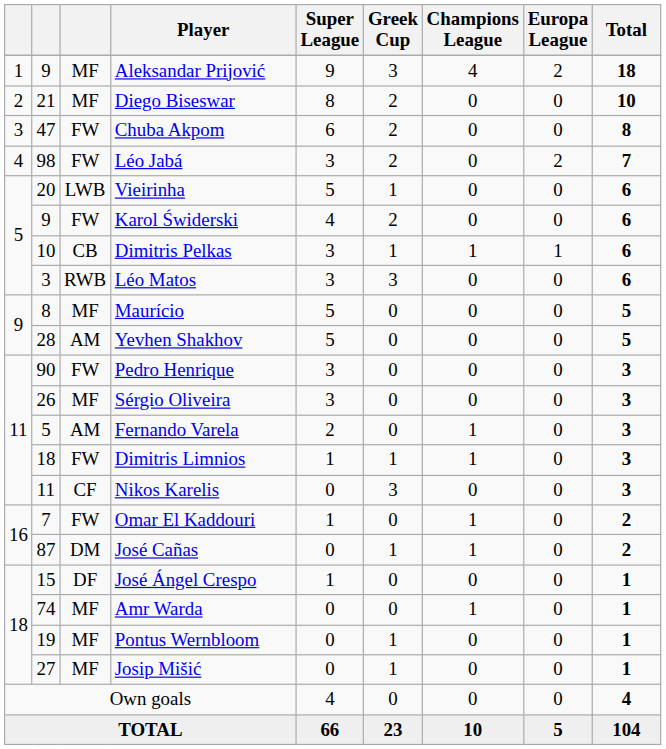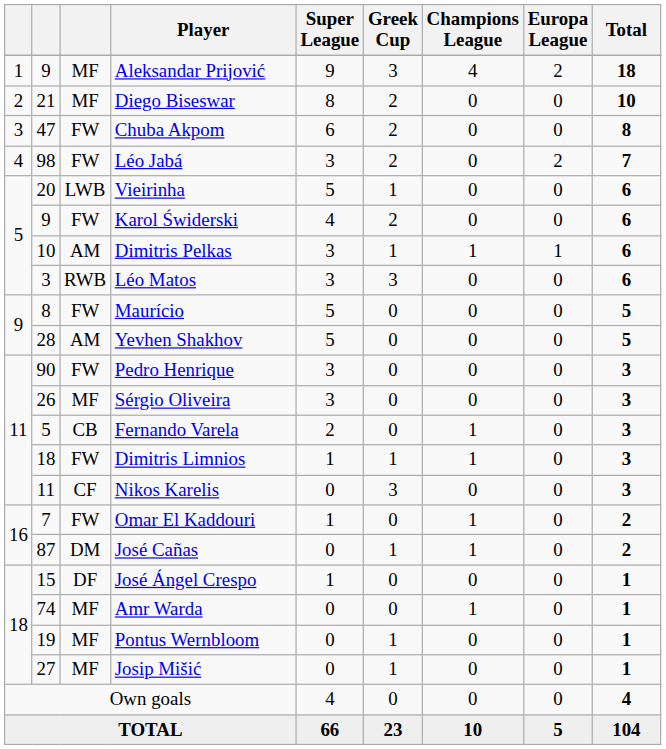(85, 250) CB -> (85, 250) AM
(85, 310) MF -> (85, 310) FW
(85, 429) AM -> (85, 429) CB
